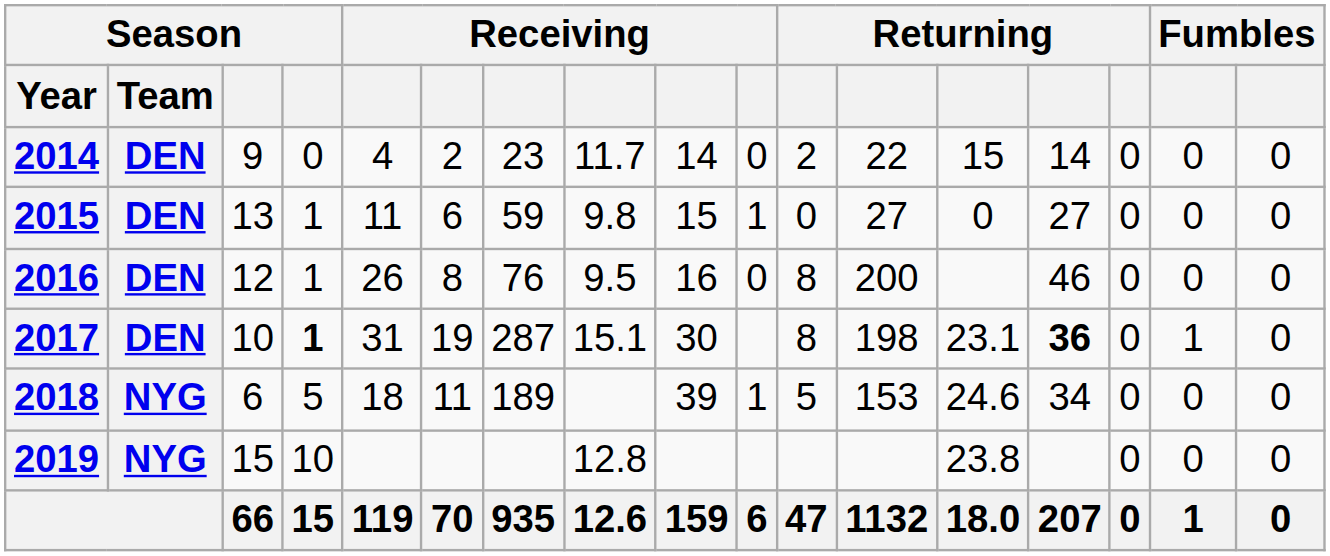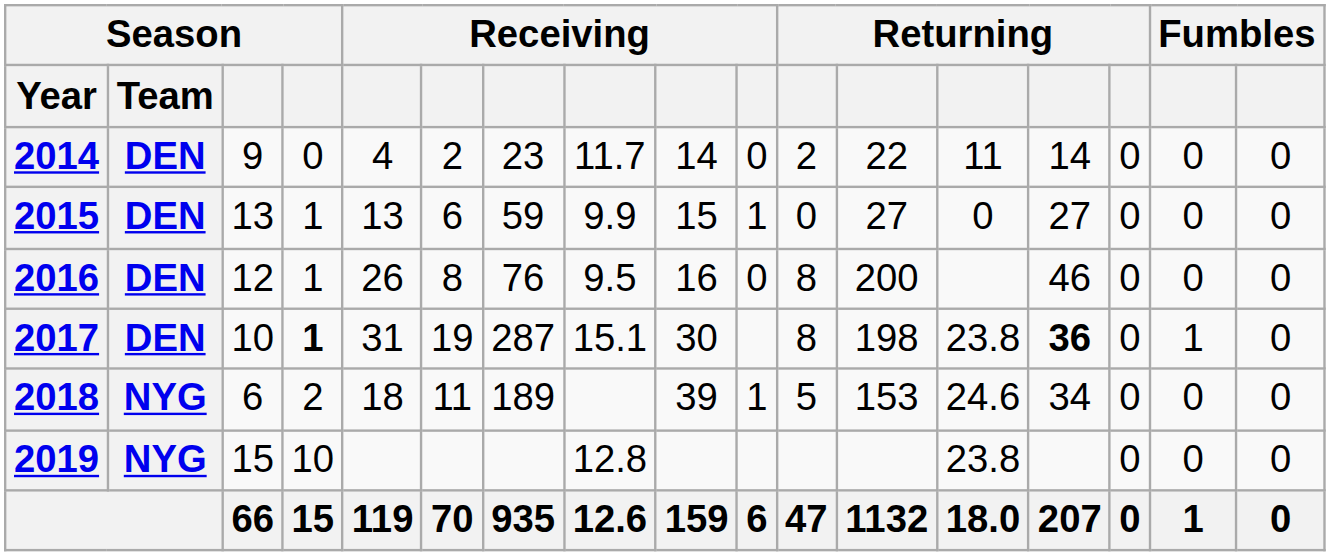(983, 156) 15 -> (983, 156) 11
(383, 216) 11 -> (383, 216) 13
(610, 216) 9.8 -> (610, 216) 9.9
(983, 338) 23.1 -> (983, 338) 23.8
(313, 398) 5 -> (313, 398) 2
